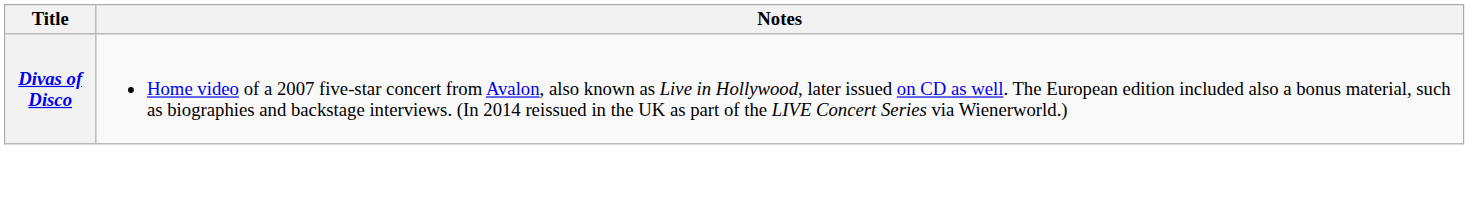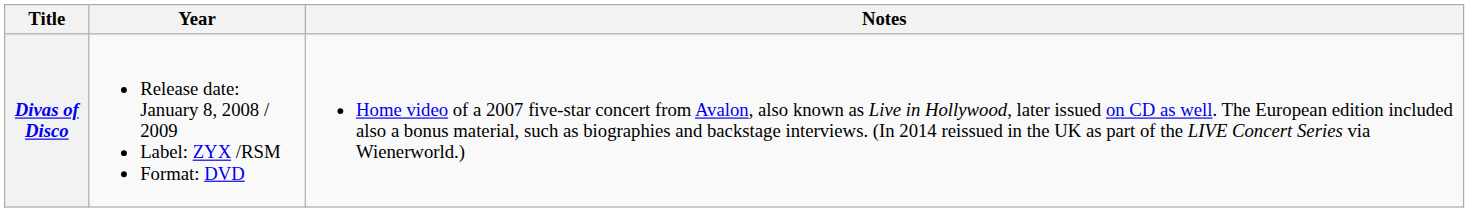+ column: (197, 19)
